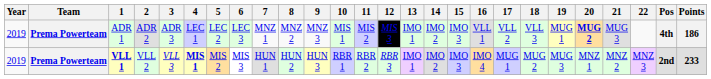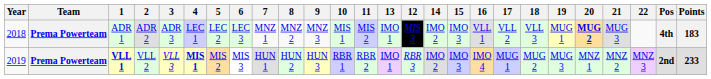columns swapped: (389, 12) <-> (412, 12)
(16, 33) 2019 -> (16, 33) 2018
(692, 33) 186 -> (692, 33) 183
